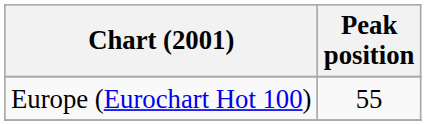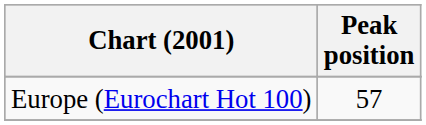(369, 98) 55 -> (369, 98) 57
